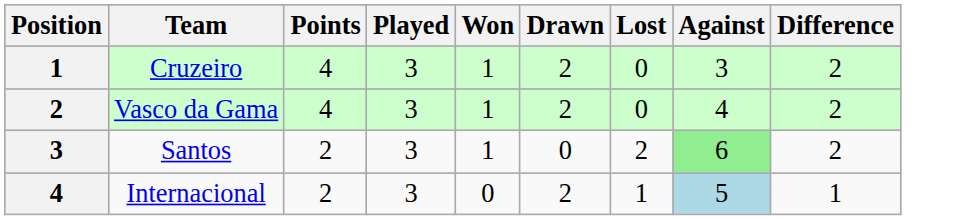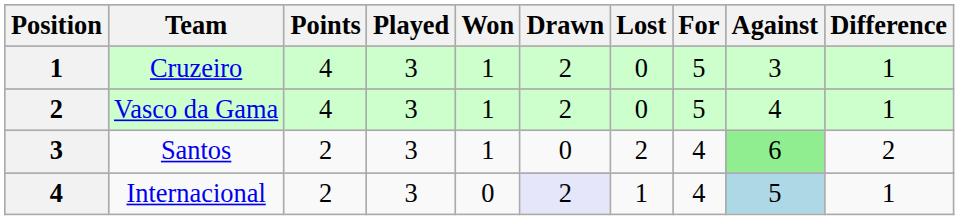+ column: (699, 25)
(835, 67) 2 -> (889, 67) 1
(835, 109) 2 -> (889, 109) 1
(565, 192) no background -> (565, 192) lavender background
